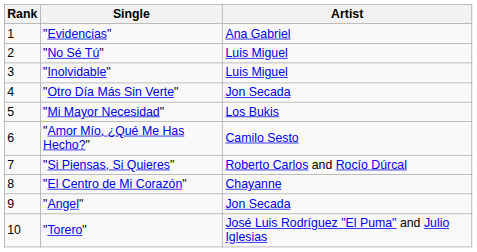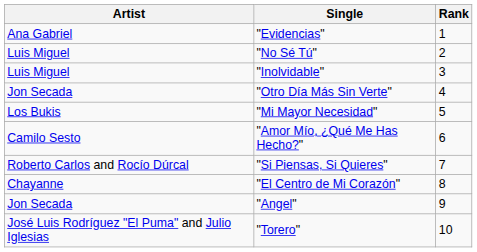columns swapped: (22, 14) <-> (347, 14)
